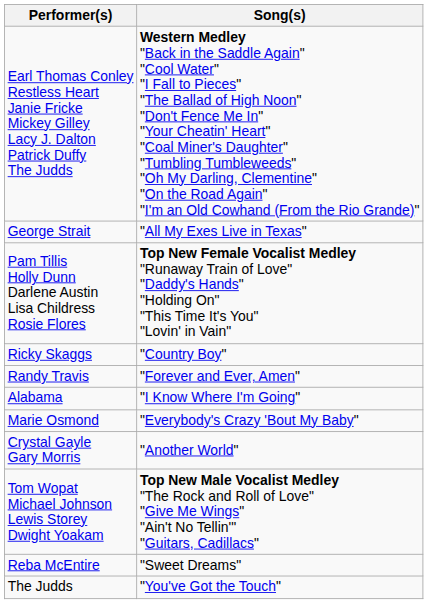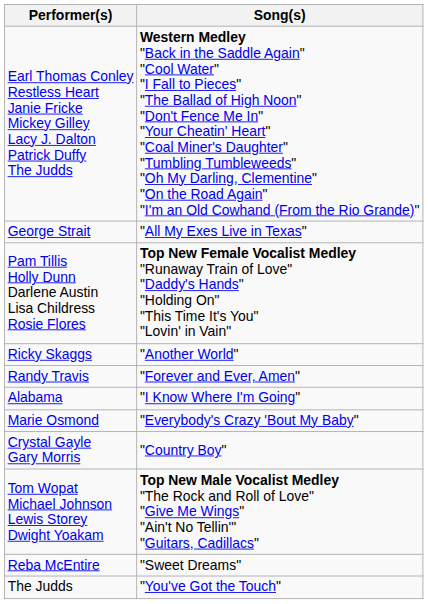(183, 354) "Country Boy" -> (189, 354) "Another World"
(189, 450) "Another World" -> (183, 450) "Country Boy"
